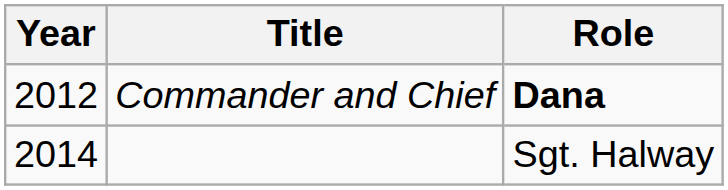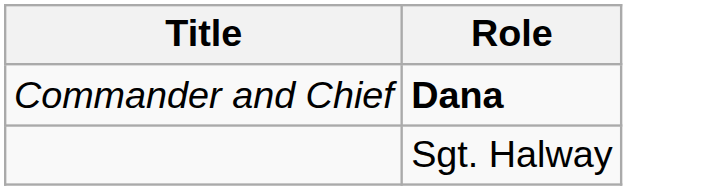- column: (56, 34)
